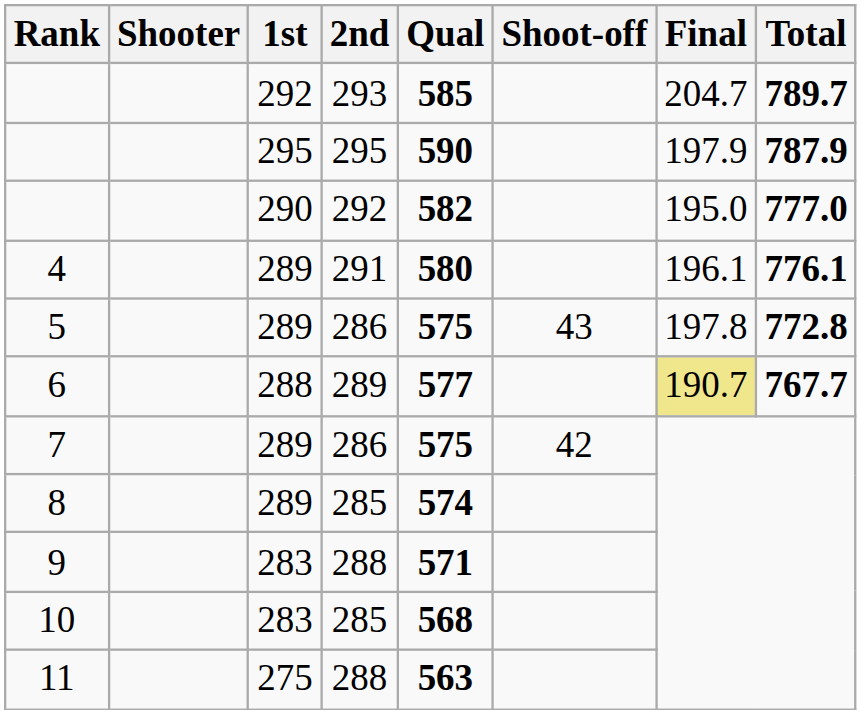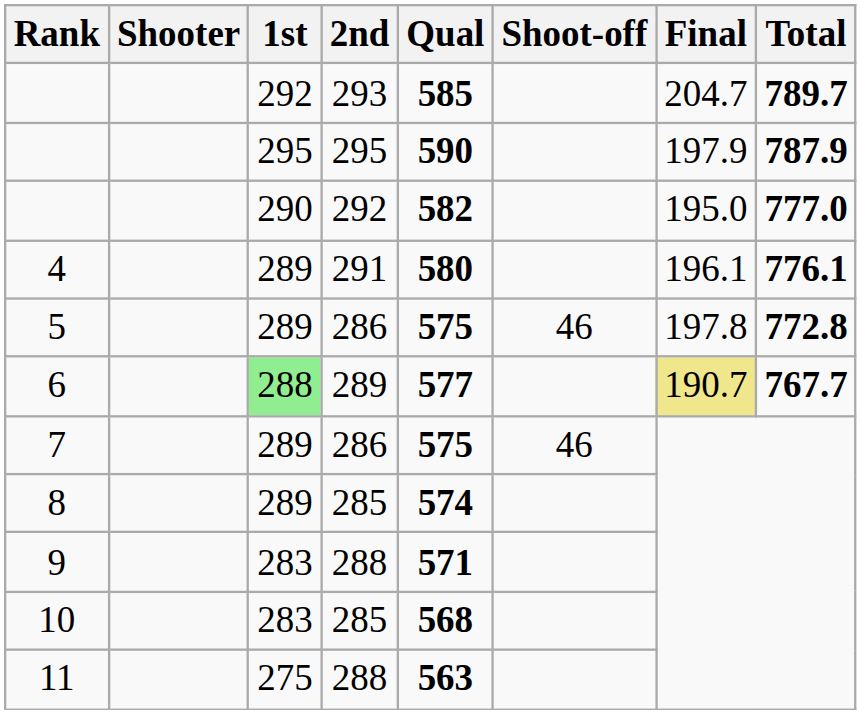(574, 326) 43 -> (574, 326) 46
(285, 385) no background -> (285, 385) lightgreen background
(574, 444) 42 -> (574, 444) 46
